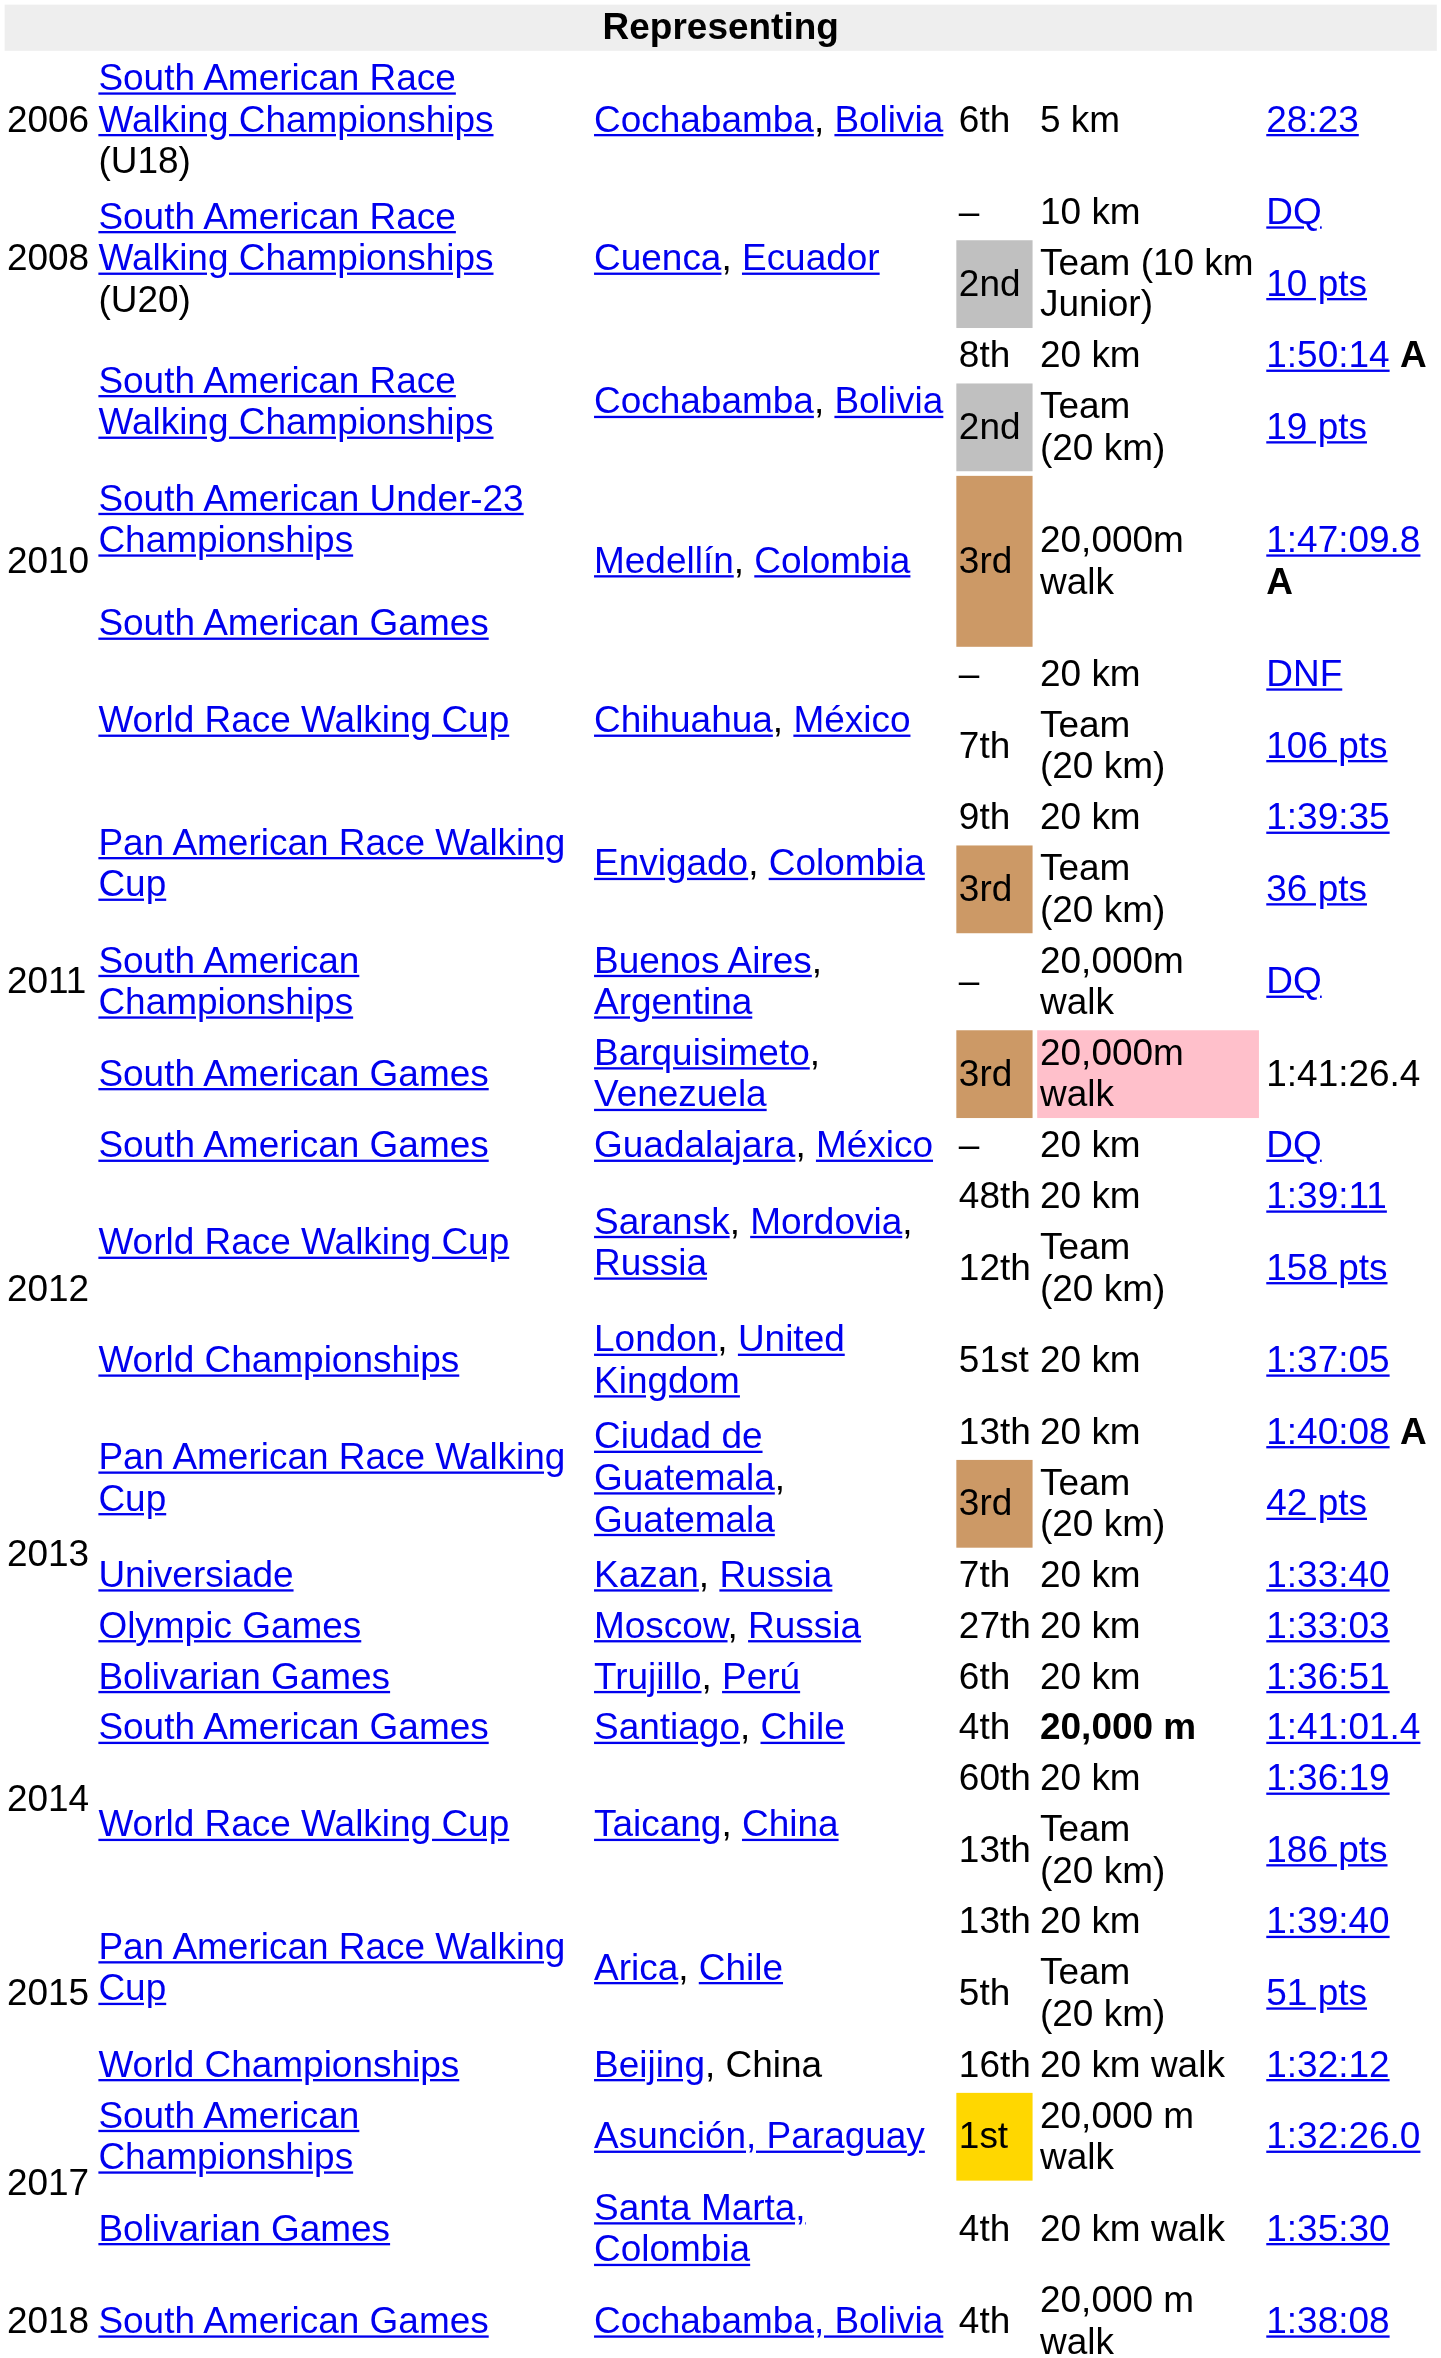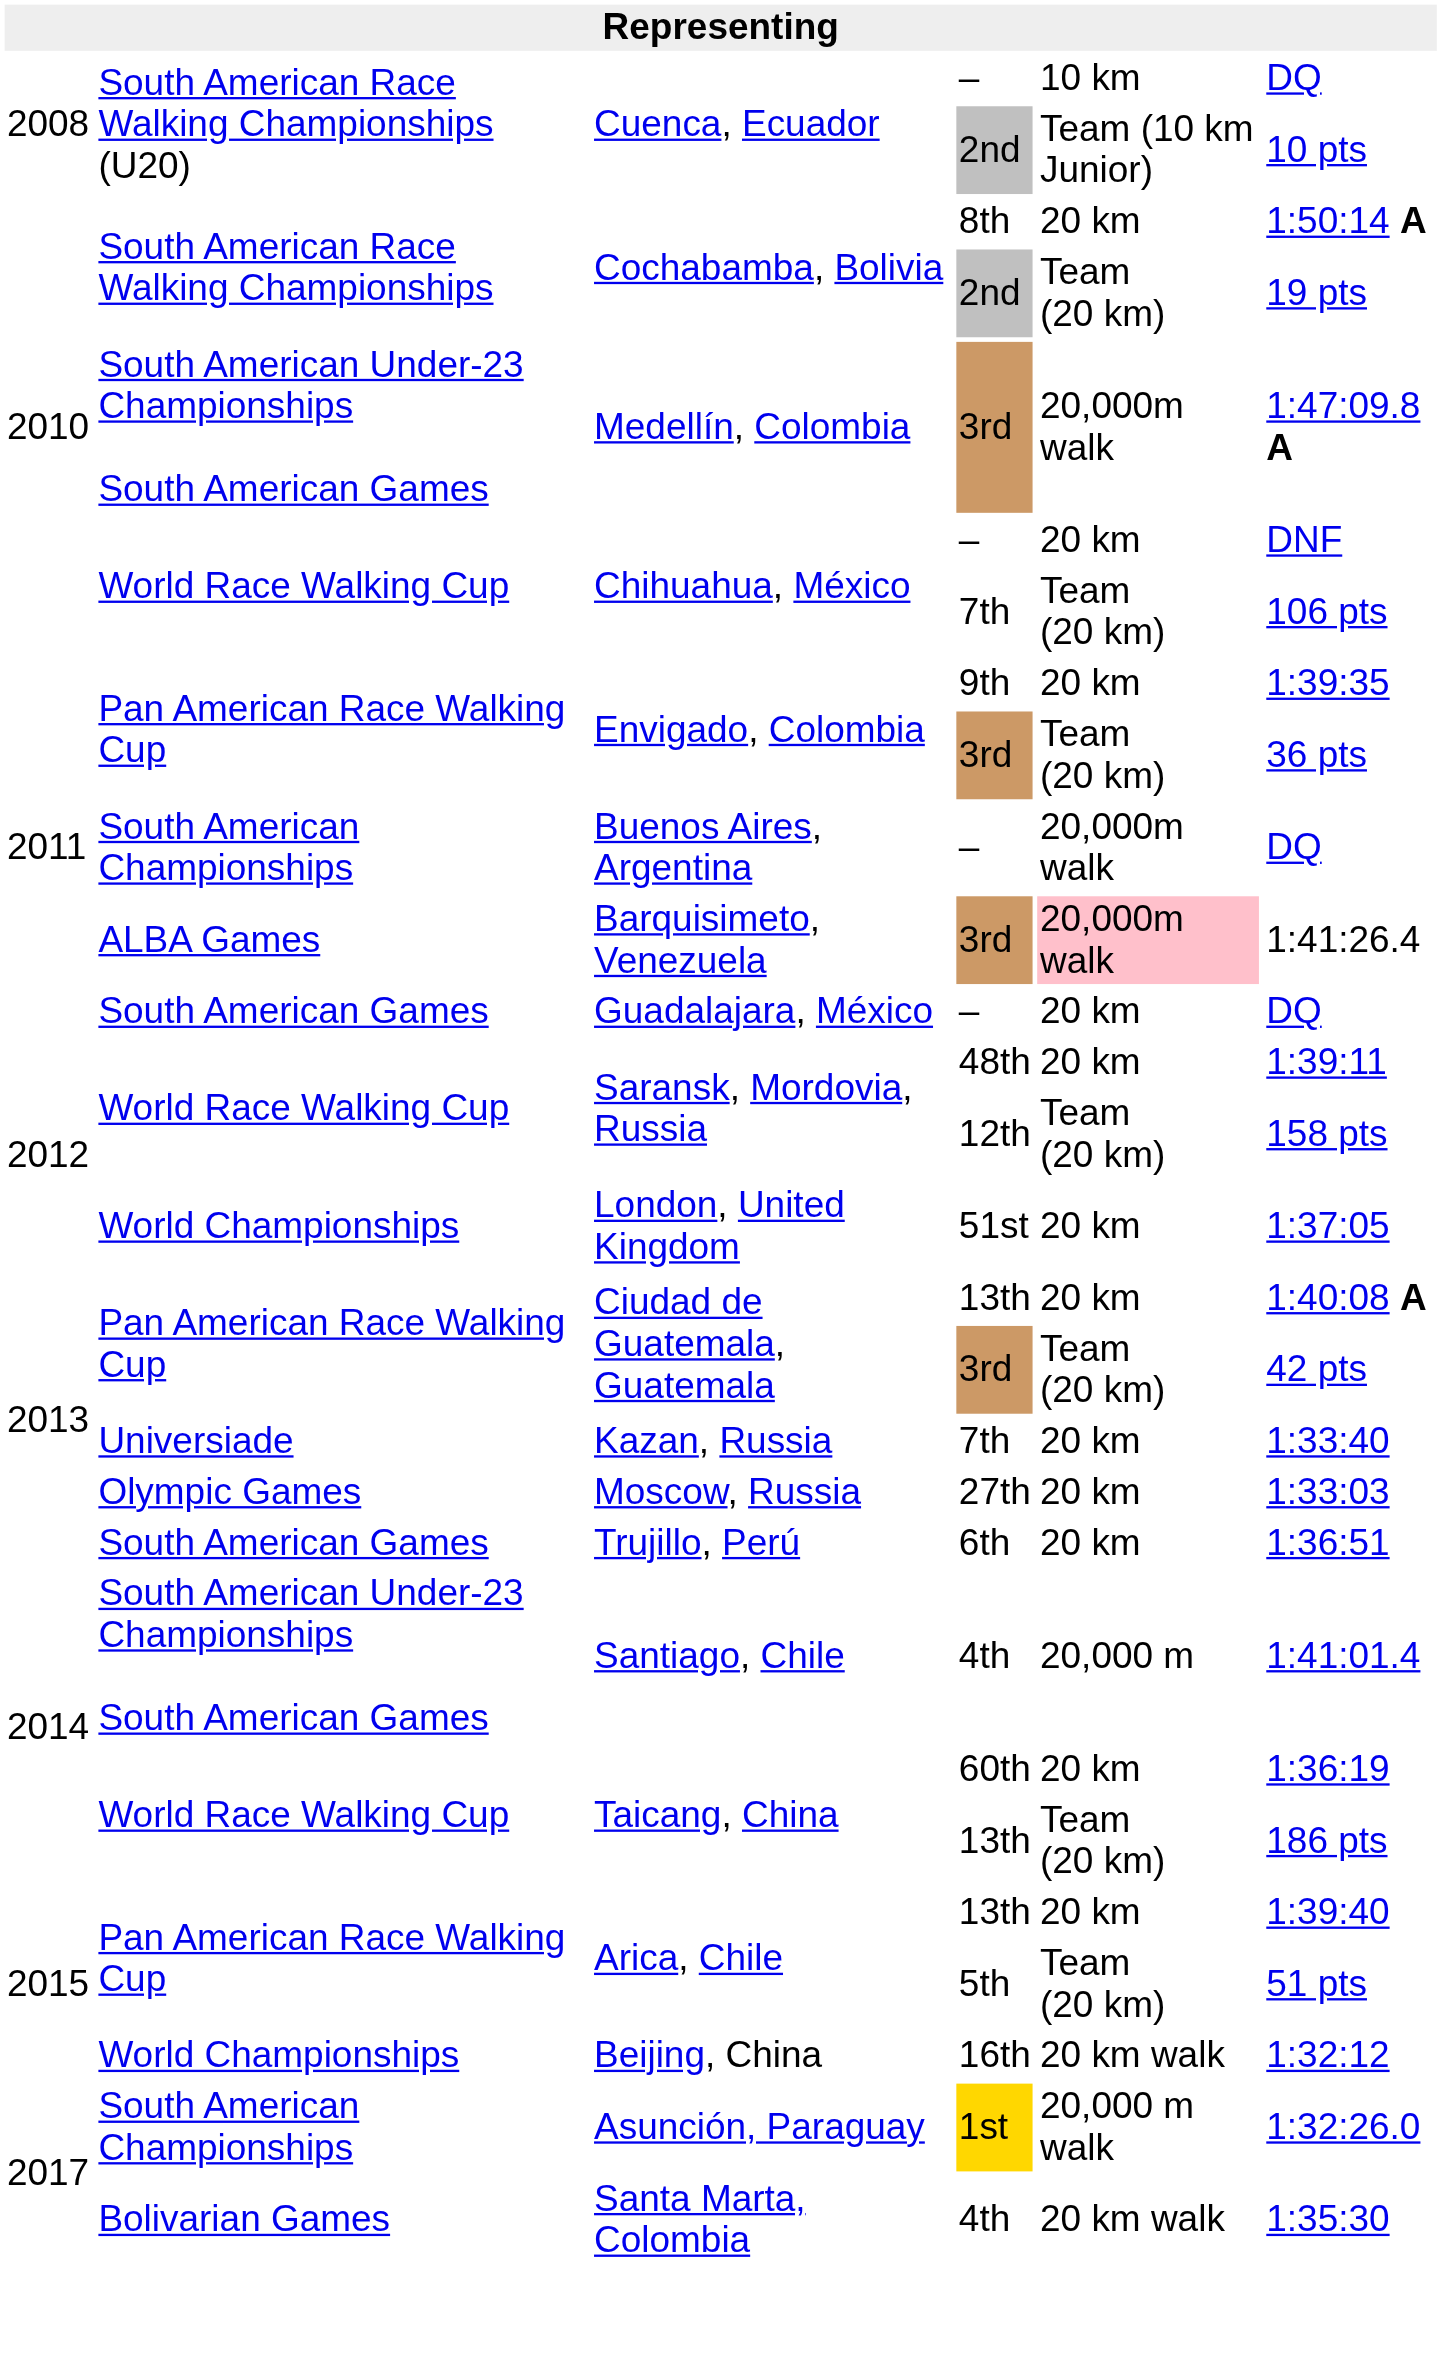- row: (769, 119)
(294, 1073) South American Games -> (209, 939) ALBA Games
(244, 1676) Bolivarian Games -> (294, 1542) South American Games
(294, 1727) South American Games -> (311, 1655) South American Under-23 Championships South American Games
(1118, 1727) bold -> (1117, 1655) normal
- row: (769, 2320)
